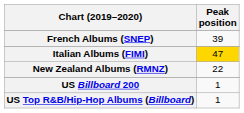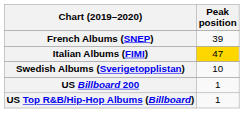- row: (100, 69)
+ row: (100, 69)
